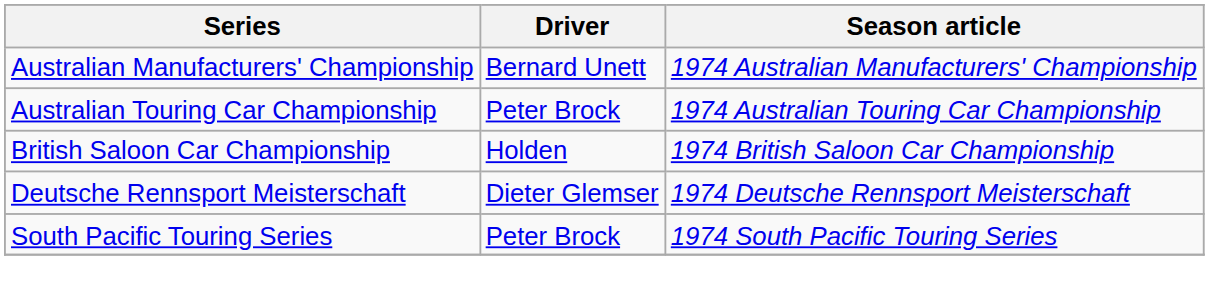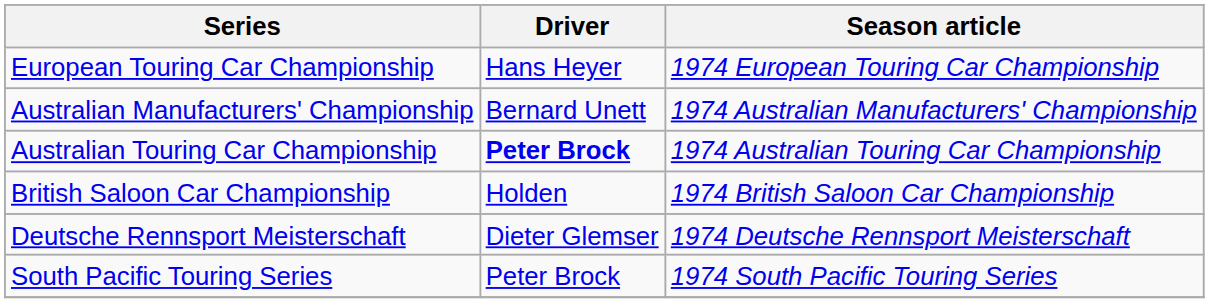+ row: (222, 67)
(553, 109) normal -> (558, 151) bold
